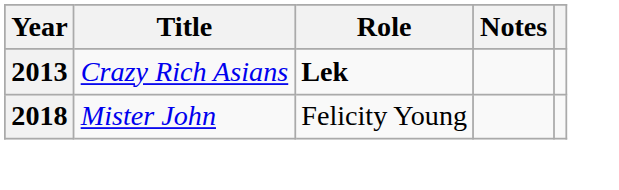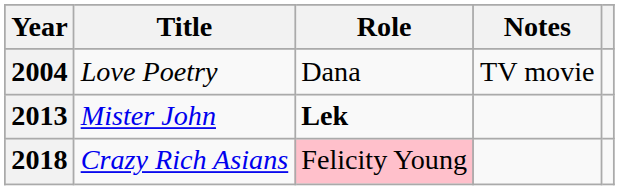+ row: (40, 71)
(184, 71) Crazy Rich Asians -> (148, 116) Mister John
(148, 116) Mister John -> (184, 160) Crazy Rich Asians
(384, 116) no background -> (384, 160) pink background
